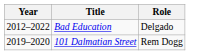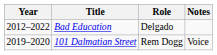+ column: (199, 12)
